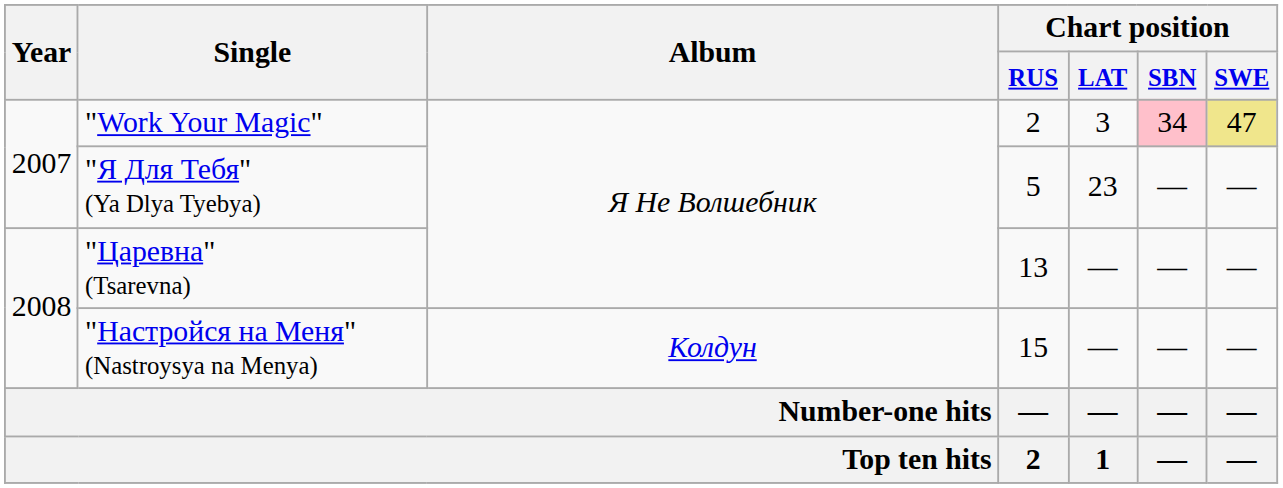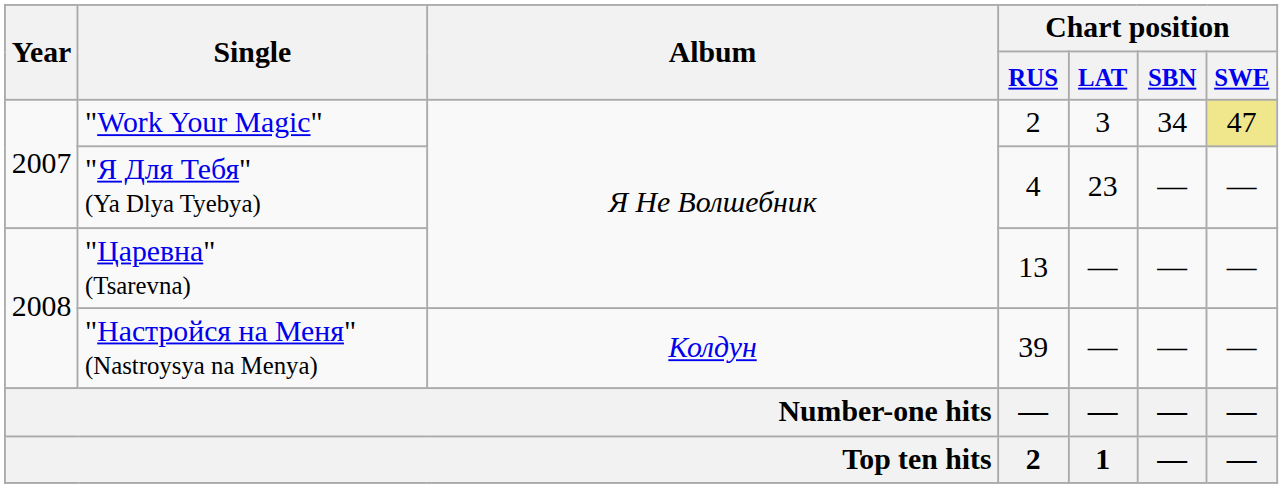(1172, 122) pink background -> (1172, 122) no background
(1033, 186) 5 -> (1033, 186) 4
(1033, 347) 15 -> (1033, 347) 39
